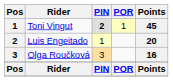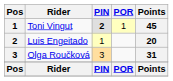(152, 54) 16 -> (152, 54) 31
